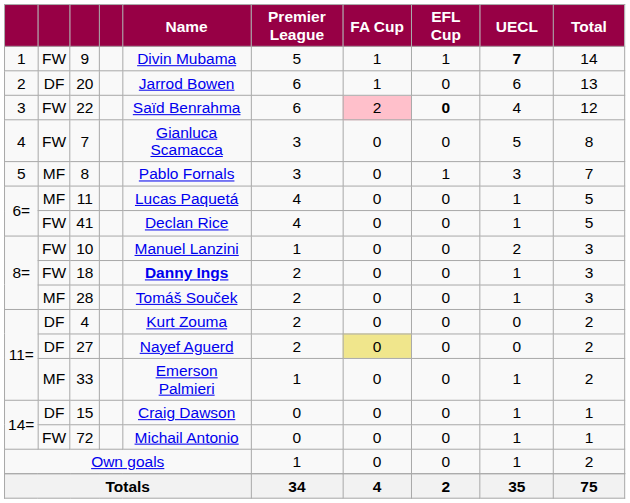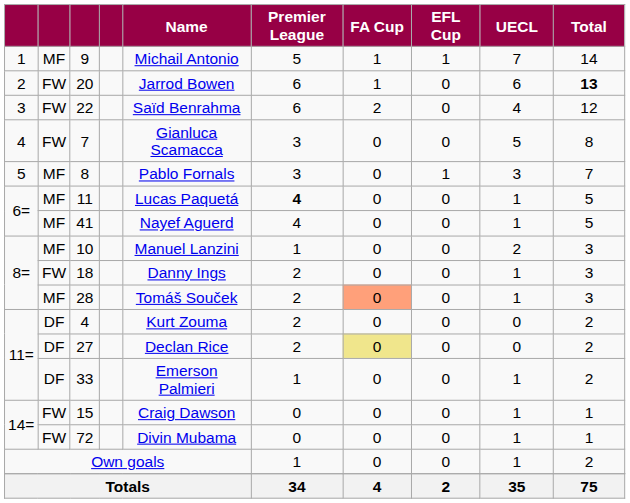(54, 59) FW -> (54, 59) MF
(187, 59) Divin Mubama -> (187, 59) Michail Antonio
(517, 59) bold -> (517, 59) normal
(54, 83) DF -> (54, 83) FW
(589, 83) normal -> (589, 83) bold
(377, 108) pink background -> (377, 108) no background
(446, 108) bold -> (446, 108) normal
(297, 199) normal -> (297, 199) bold
(54, 223) FW -> (54, 223) MF
(187, 223) Declan Rice -> (187, 223) Nayef Aguerd
(54, 248) FW -> (54, 248) MF
(187, 273) bold -> (187, 273) normal
(377, 297) no background -> (377, 297) lightsalmon background
(187, 346) Nayef Aguerd -> (187, 346) Declan Rice
(54, 379) MF -> (54, 379) DF
(54, 413) DF -> (54, 413) FW
(187, 437) Michail Antonio -> (187, 437) Divin Mubama
